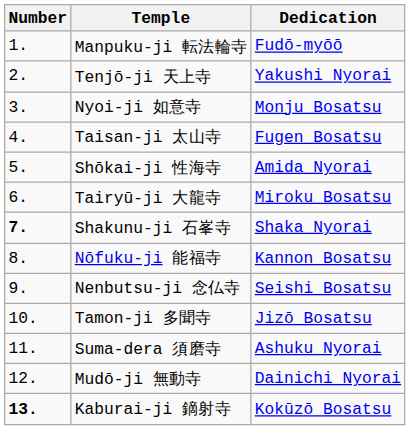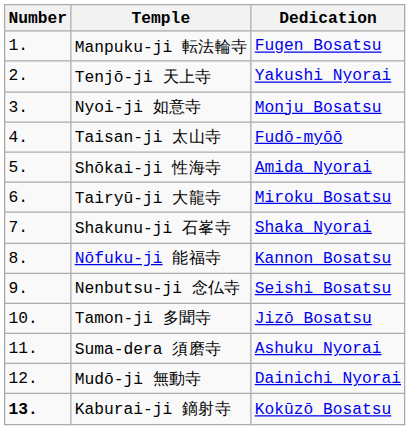(299, 46) Fudō-myōō -> (318, 46) Fugen Bosatsu
(318, 137) Fugen Bosatsu -> (299, 137) Fudō-myōō
(18, 228) bold -> (18, 228) normal
